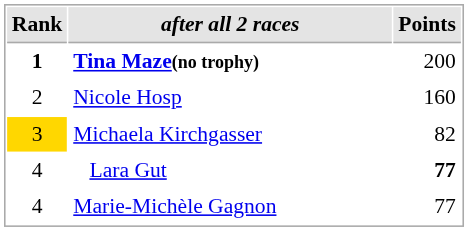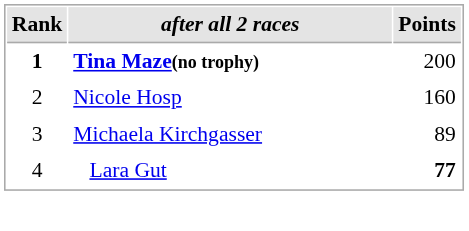(37, 134) gold background -> (37, 134) no background
(445, 134) 82 -> (445, 134) 89
- row: (175, 206)
